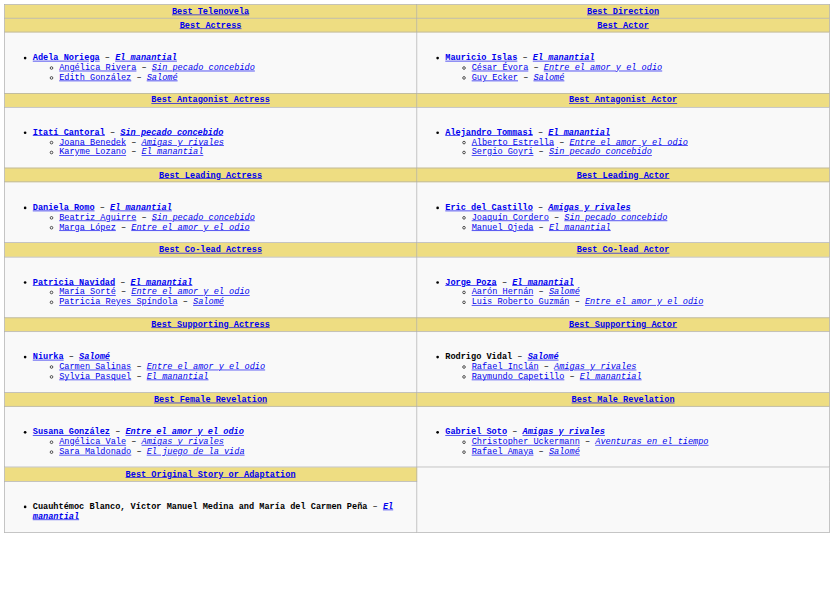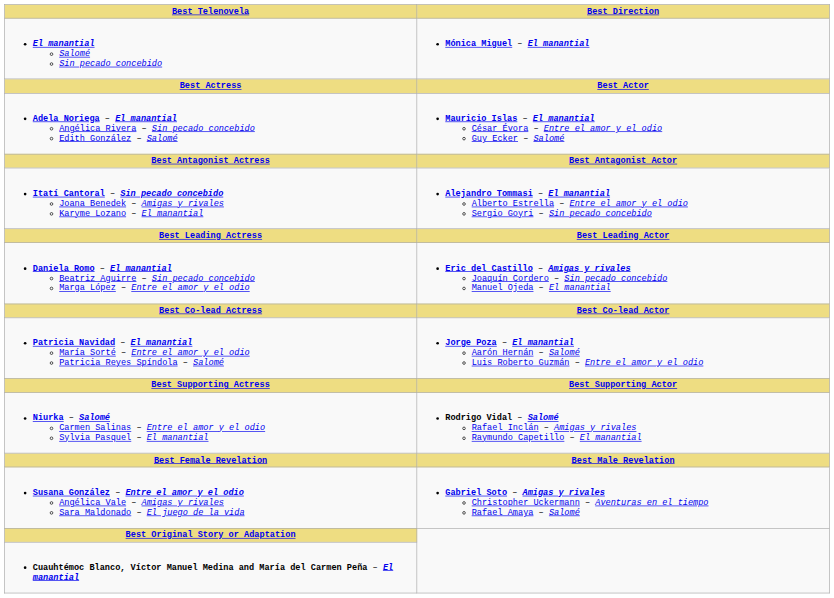+ row: (211, 54)
